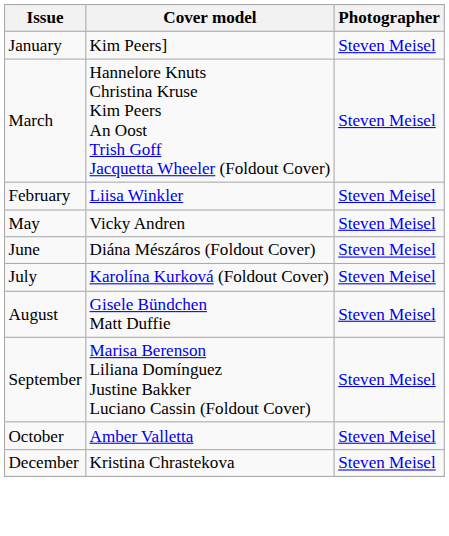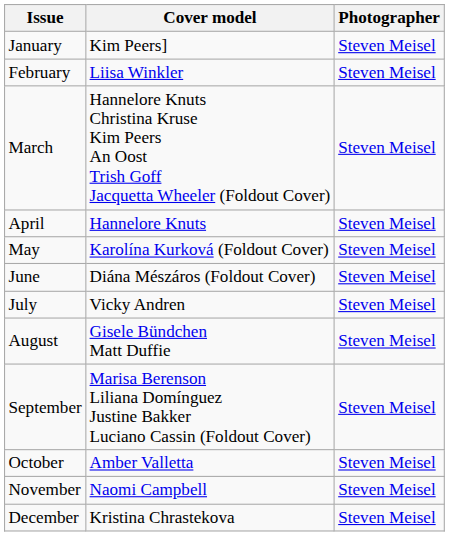rows swapped: (39, 195) <-> (31, 120)
+ row: (27, 222)
(137, 222) Vicky Andren -> (209, 250) Karolína Kurková (Foldout Cover)
(209, 277) Karolína Kurková (Foldout Cover) -> (137, 304) Vicky Andren
+ row: (45, 490)
